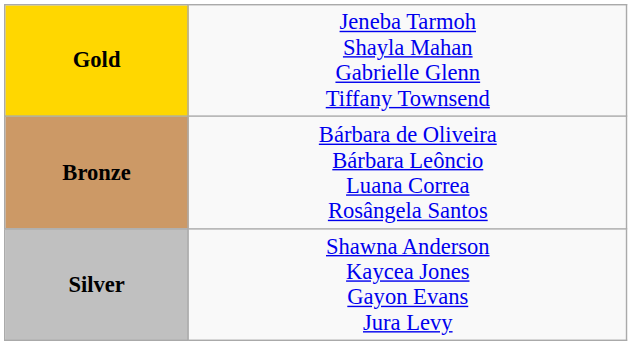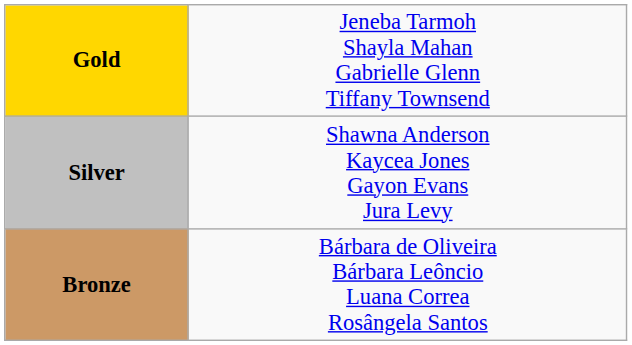rows swapped: (97, 284) <-> (97, 172)
